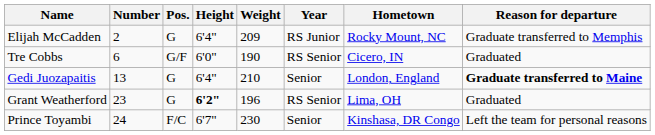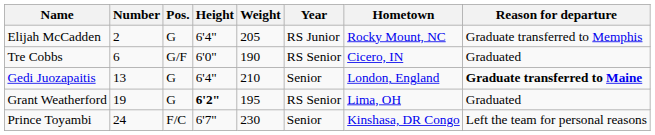(250, 36) 209 -> (250, 36) 205
(120, 99) 23 -> (120, 99) 19
(250, 99) 196 -> (250, 99) 195
